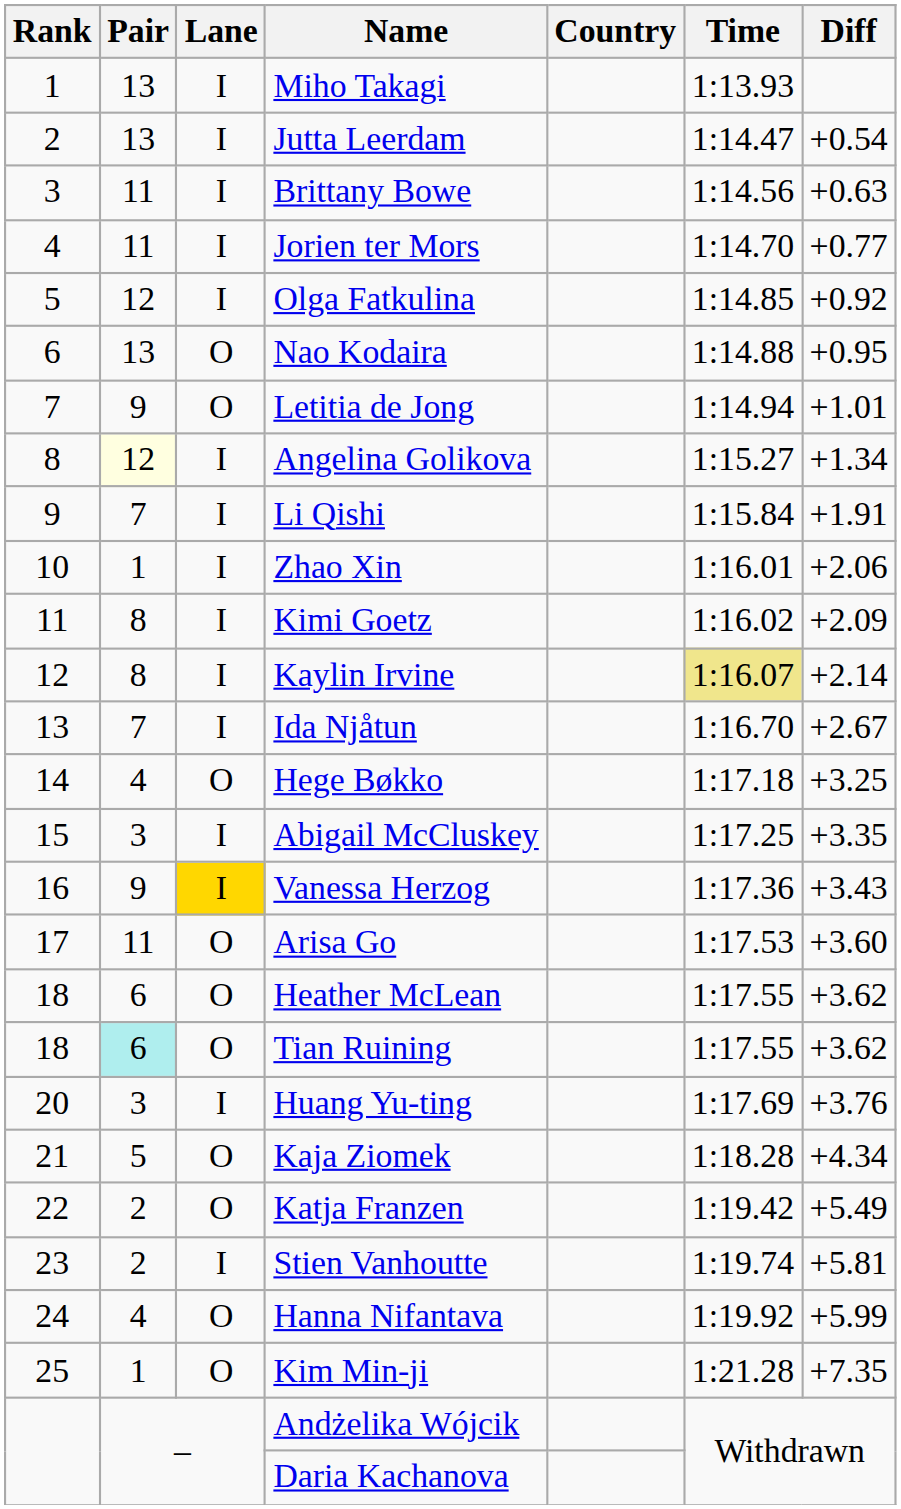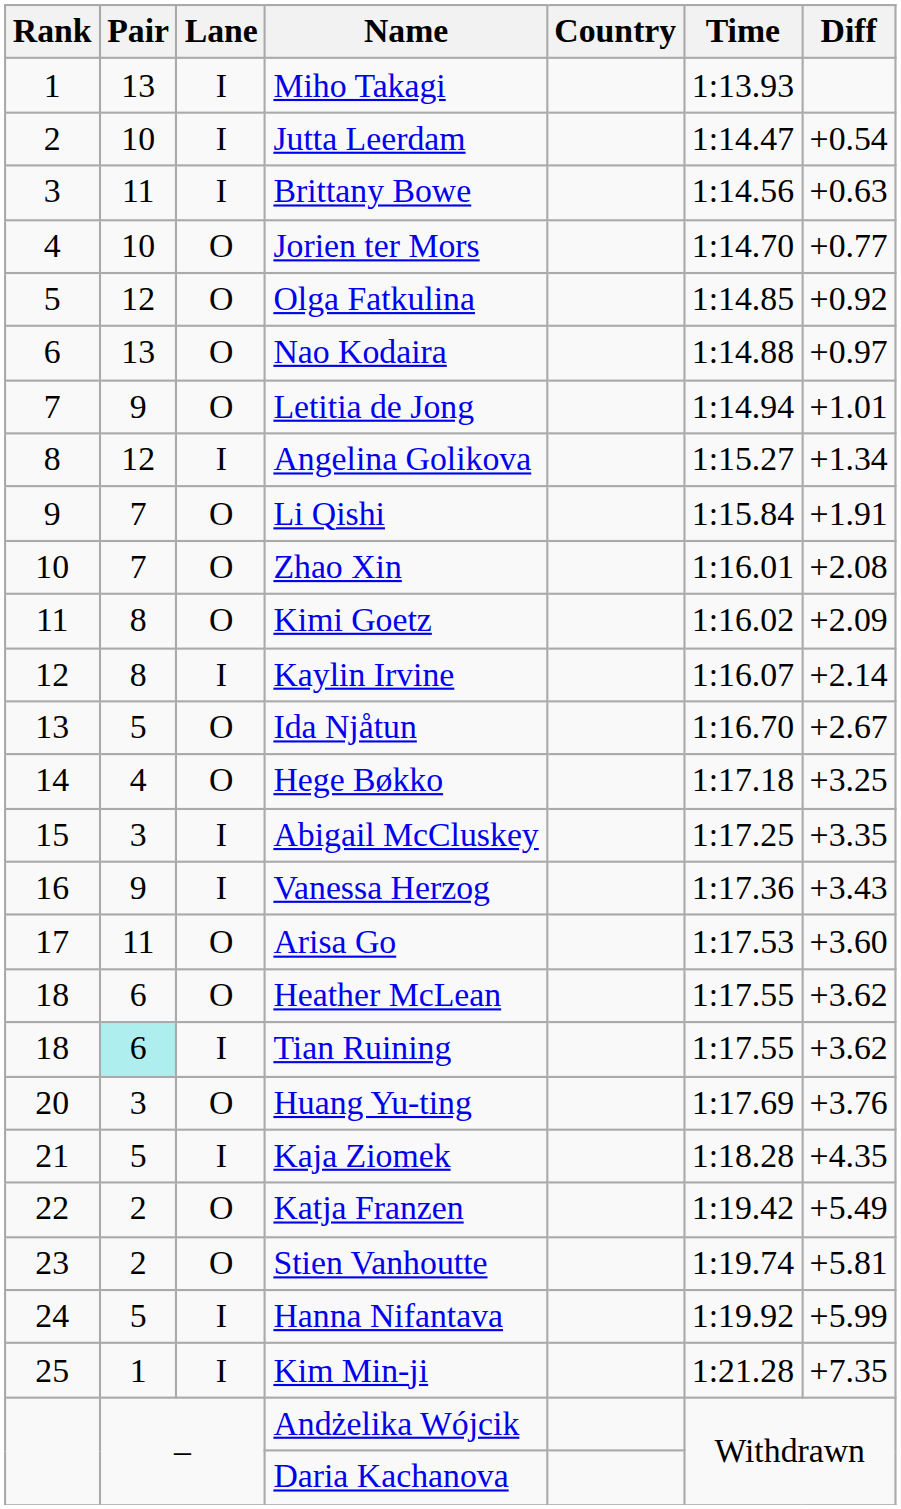(138, 138) 13 -> (138, 138) 10
(138, 245) 11 -> (138, 245) 10
(221, 245) I -> (221, 245) O
(221, 298) I -> (221, 298) O
(849, 352) +0.95 -> (849, 352) +0.97
(138, 459) lightyellow background -> (138, 459) no background
(221, 513) I -> (221, 513) O
(138, 566) 1 -> (138, 566) 7
(221, 566) I -> (221, 566) O
(849, 566) +2.06 -> (849, 566) +2.08
(221, 620) I -> (221, 620) O
(743, 673) khaki background -> (743, 673) no background
(138, 727) 7 -> (138, 727) 5
(221, 727) I -> (221, 727) O
(221, 887) gold background -> (221, 887) no background
(221, 1048) O -> (221, 1048) I
(221, 1102) I -> (221, 1102) O
(221, 1155) O -> (221, 1155) I
(849, 1155) +4.34 -> (849, 1155) +4.35
(221, 1262) I -> (221, 1262) O
(138, 1316) 4 -> (138, 1316) 5
(221, 1316) O -> (221, 1316) I
(221, 1369) O -> (221, 1369) I
